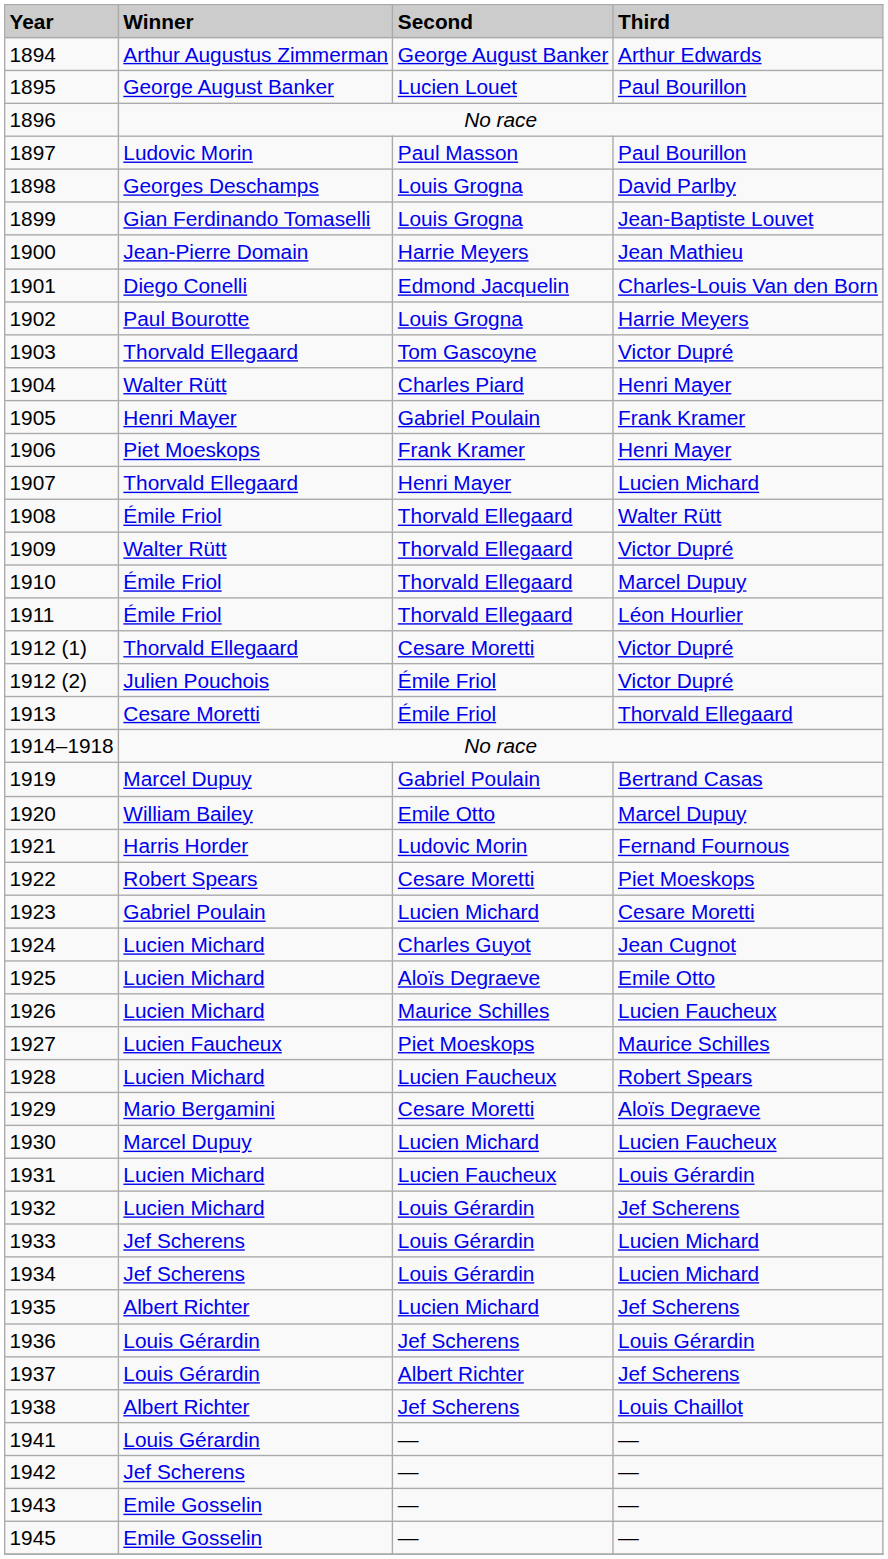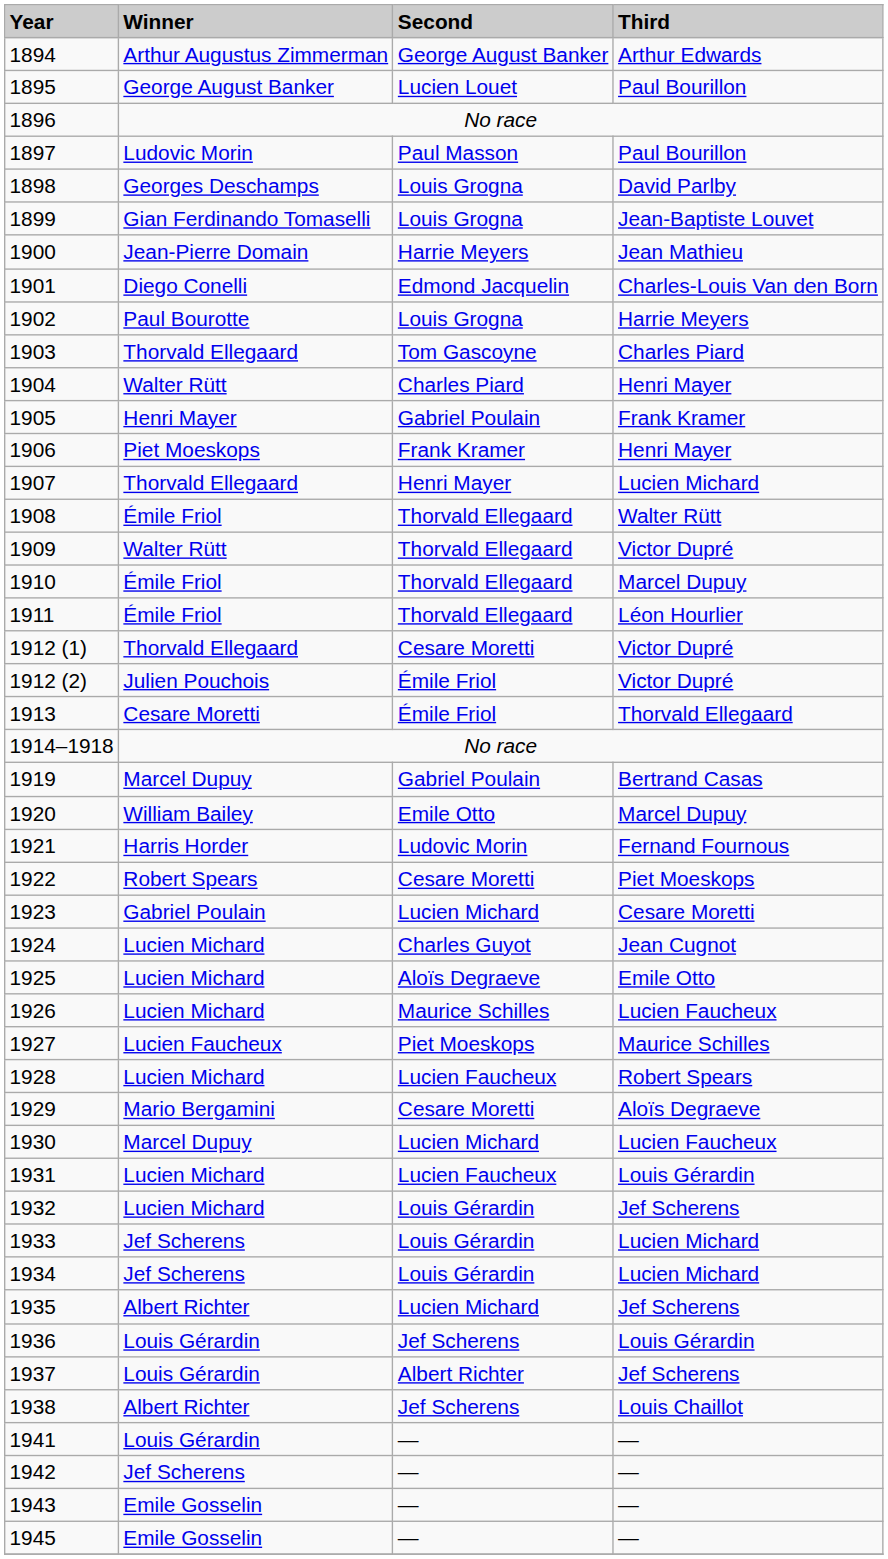(676, 351) Victor Dupré -> (681, 351) Charles Piard
